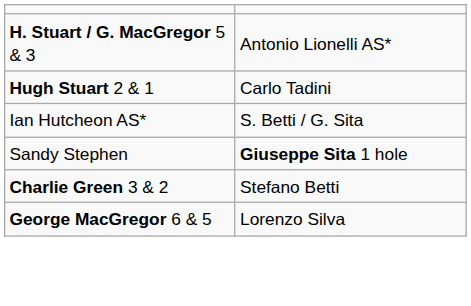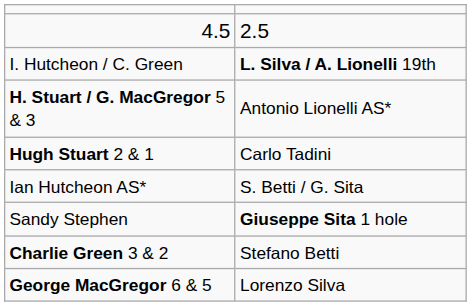+ row: (216, 30)
+ row: (96, 64)
